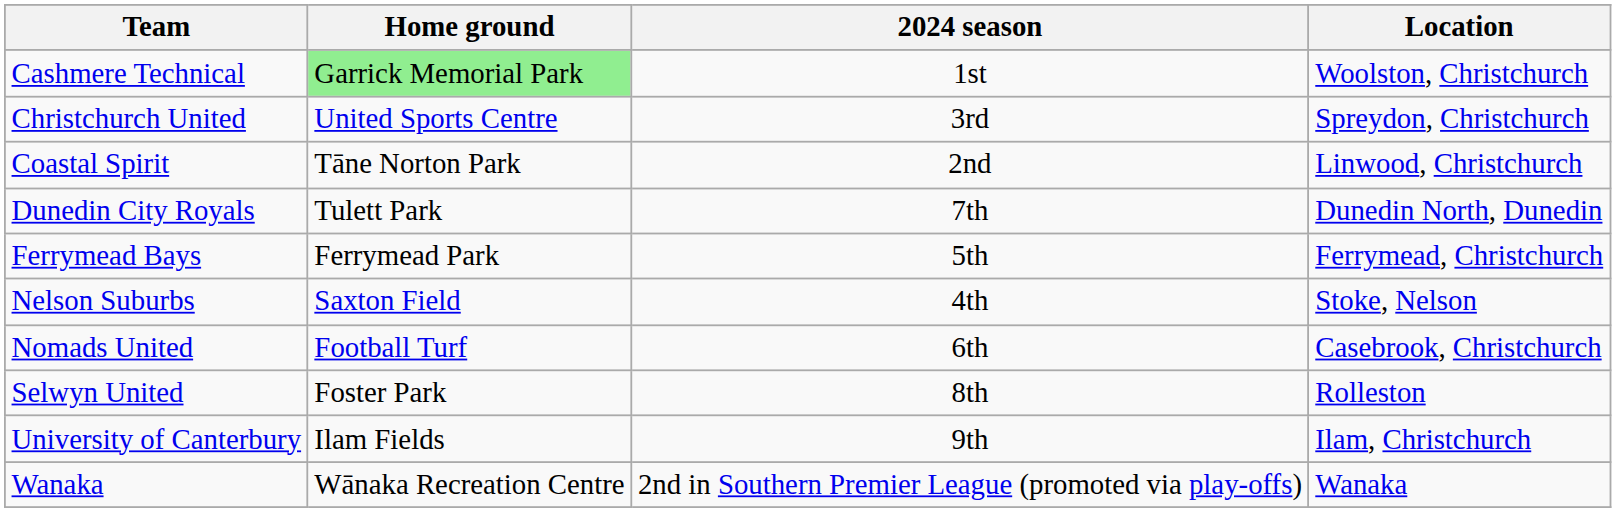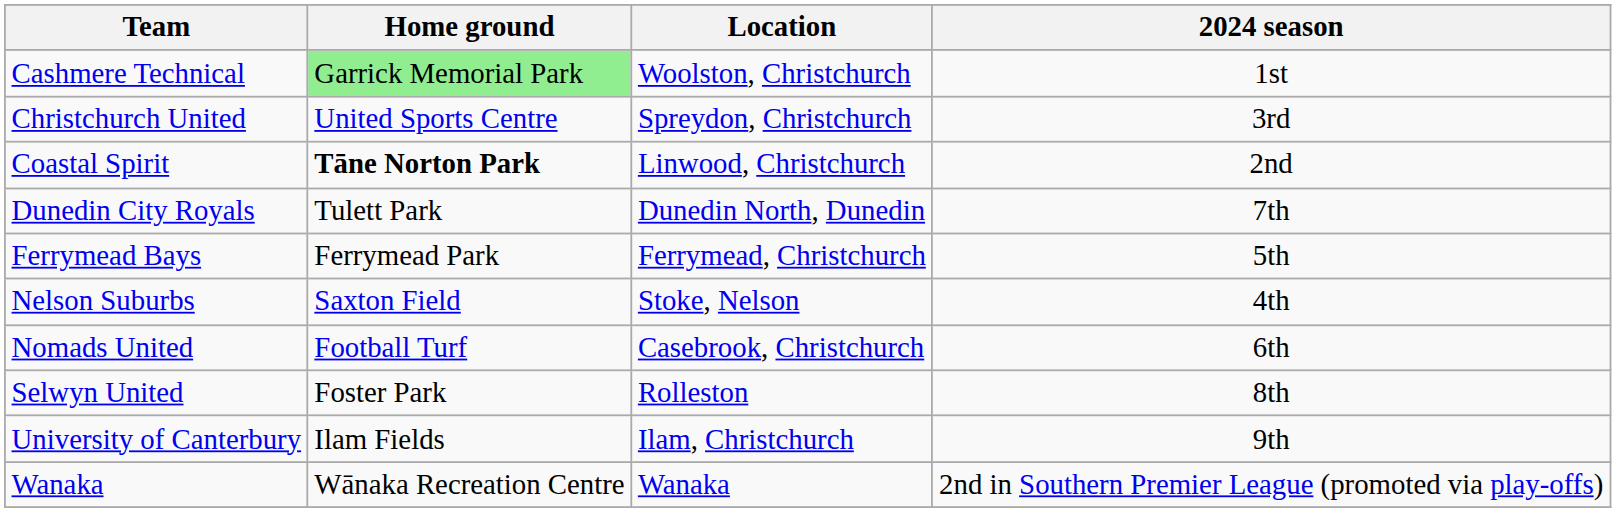columns swapped: (1459, 27) <-> (970, 27)
(418, 164) normal -> (427, 164) bold
